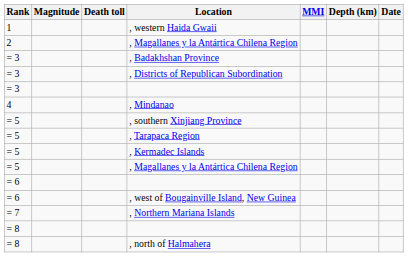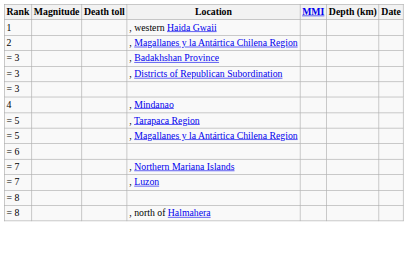- row: (13, 120)
- row: (13, 151)
- row: (13, 197)
+ row: (13, 182)
